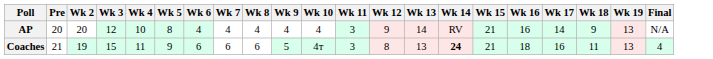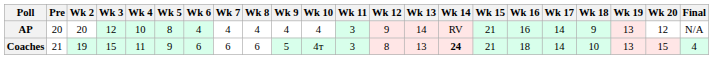+ column: (663, 12)
(559, 46) 16 -> (559, 46) 14
(594, 46) 11 -> (594, 46) 10
